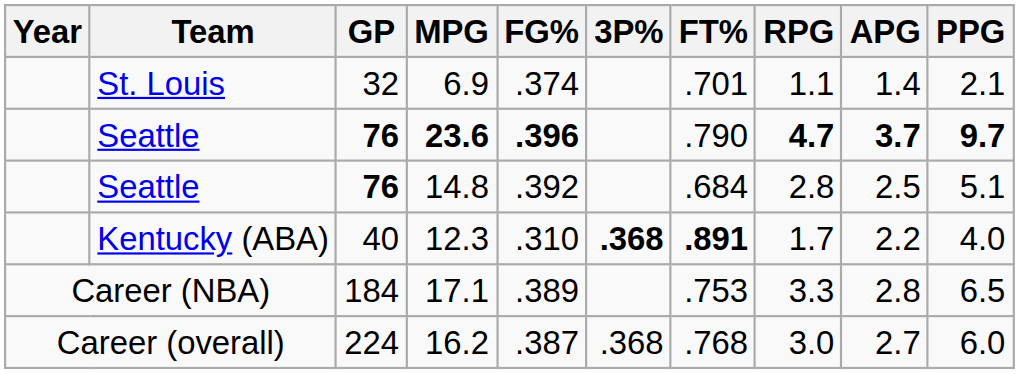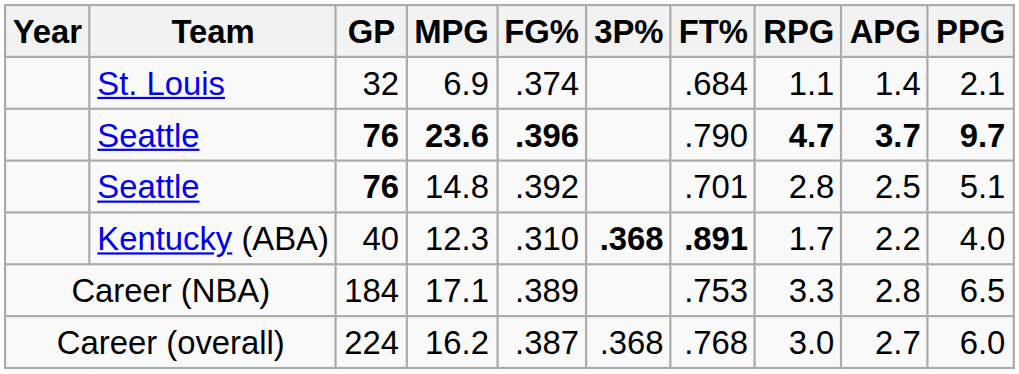(716, 83) .701 -> (716, 83) .684
(716, 187) .684 -> (716, 187) .701
